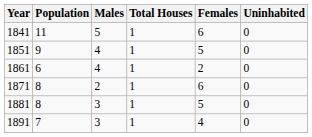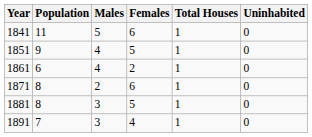columns swapped: (218, 13) <-> (161, 13)
